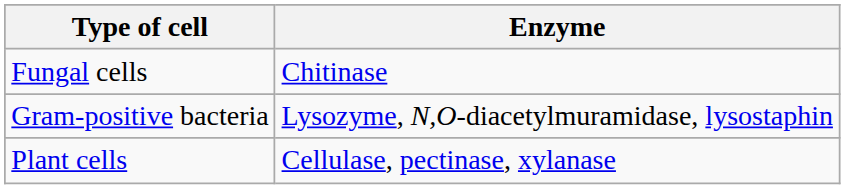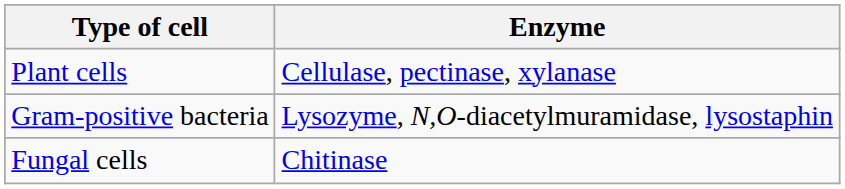rows swapped: (69, 159) <-> (79, 71)
